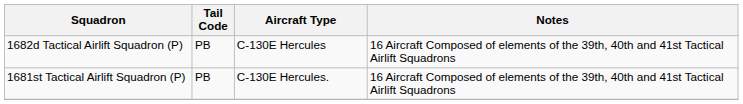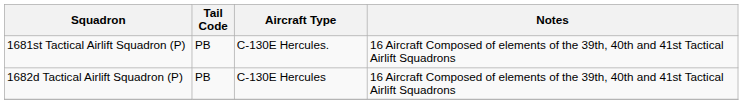rows swapped: (96, 77) <-> (95, 45)
